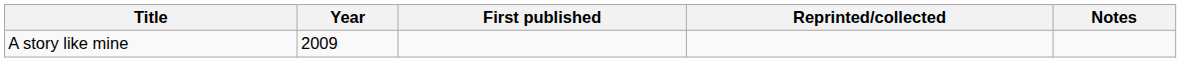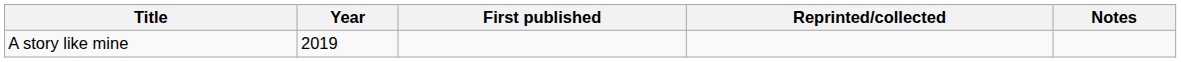(319, 43) 2009 -> (319, 43) 2019
